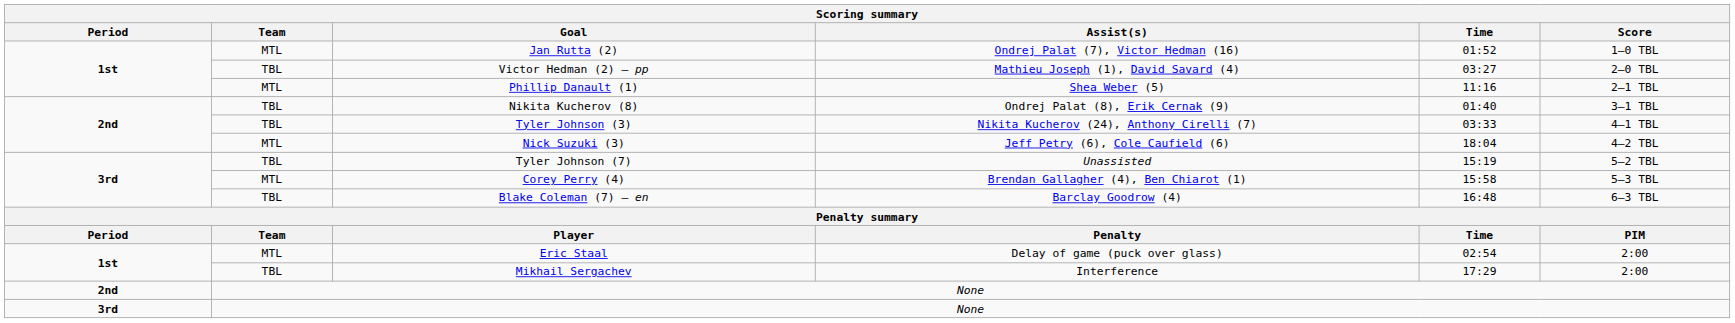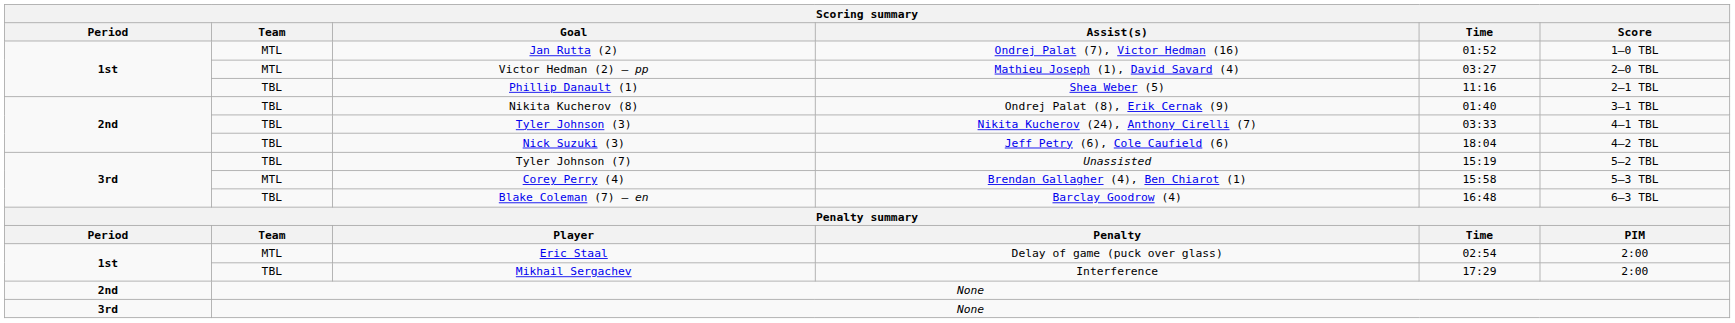(272, 69) TBL -> (272, 69) MTL
(272, 87) MTL -> (272, 87) TBL
(272, 143) MTL -> (272, 143) TBL
